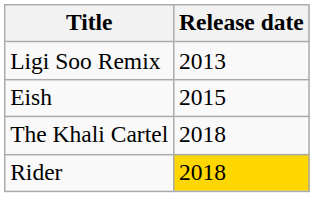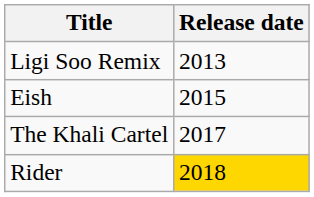(203, 135) 2018 -> (203, 135) 2017
